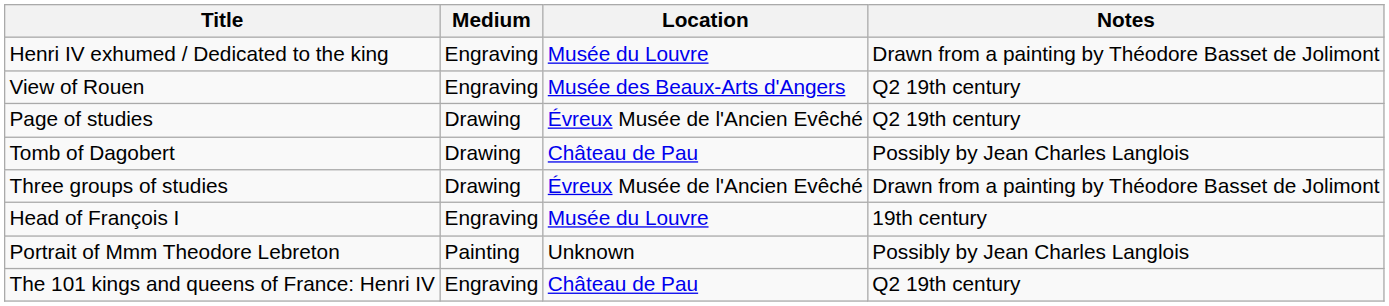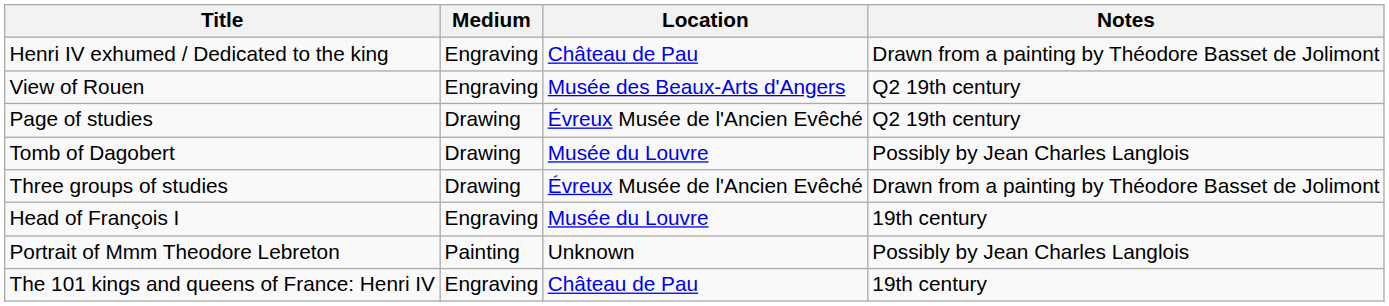(628, 53) Musée du Louvre -> (623, 53) Château de Pau
(623, 152) Château de Pau -> (628, 152) Musée du Louvre
(946, 284) Q2 19th century -> (930, 284) 19th century
